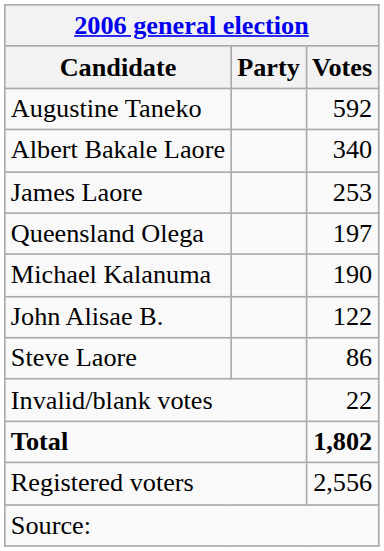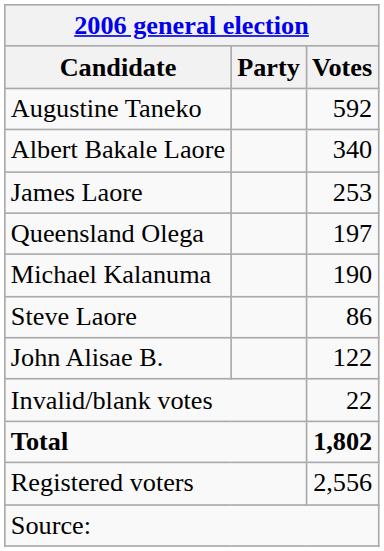rows swapped: (87, 316) <-> (74, 358)
